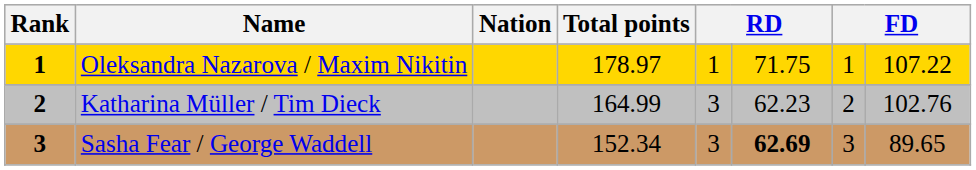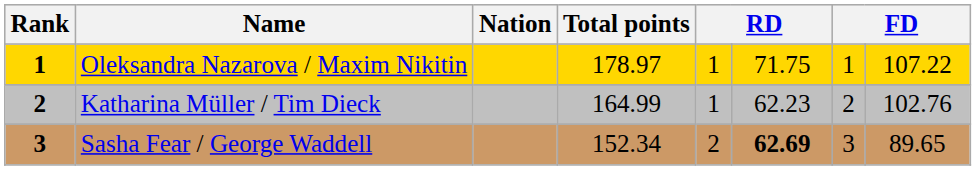(714, 104) 3 -> (714, 104) 1
(714, 143) 3 -> (714, 143) 2
